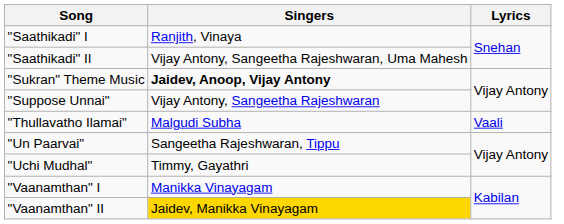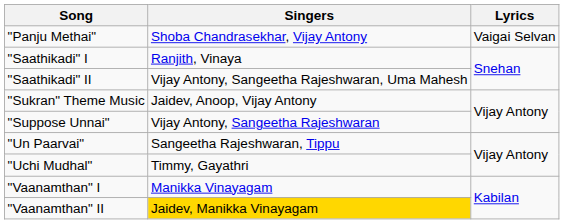+ row: (52, 37)
(241, 80) bold -> (234, 101) normal
- row: (67, 122)
